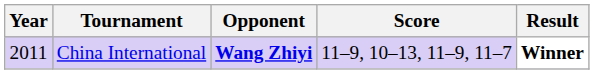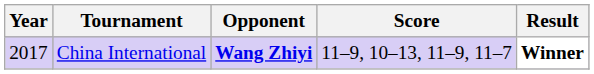(28, 52) 2011 -> (28, 52) 2017
